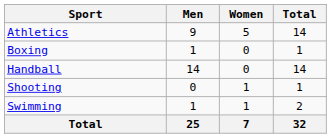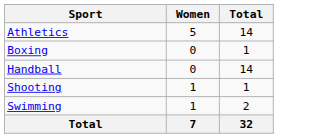- column: (193, 14)
